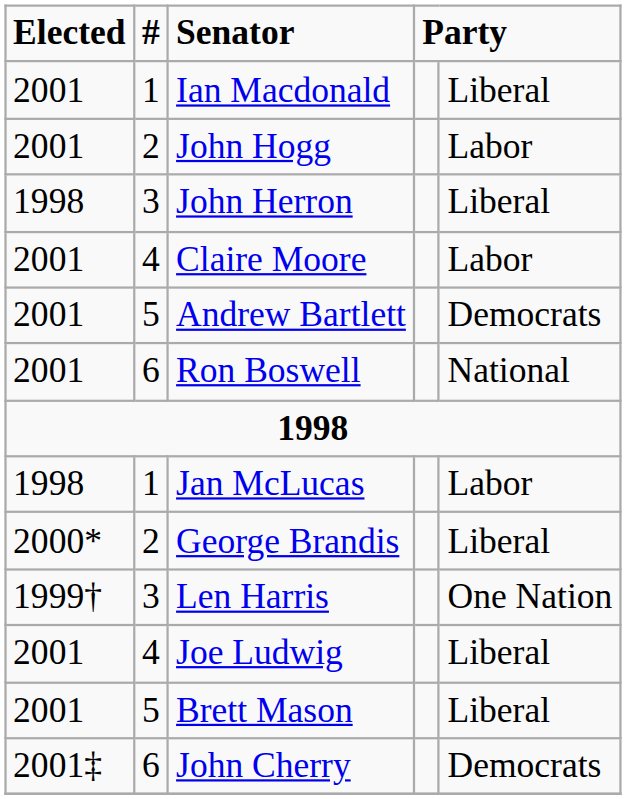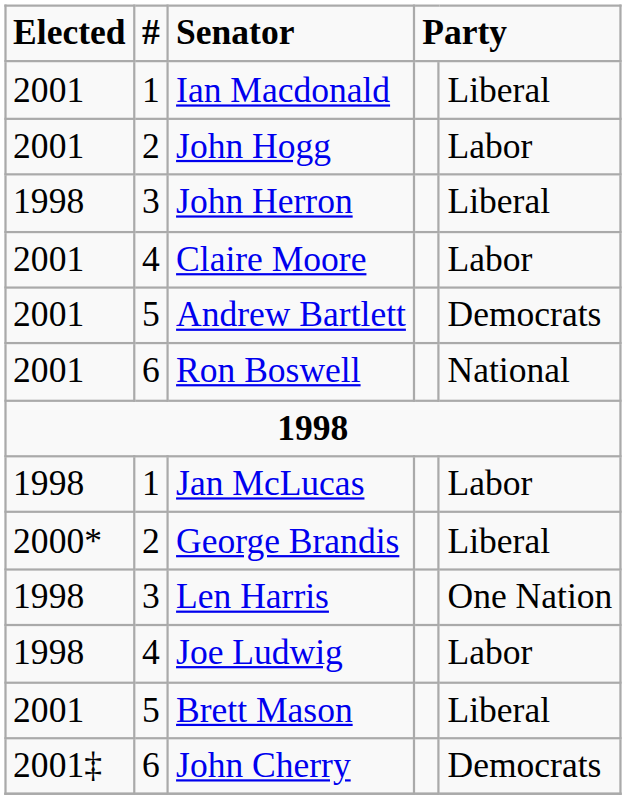(58, 596) 1999† -> (49, 596) 1998
(49, 652) 2001 -> (49, 652) 1998
(499, 652) Liberal -> (490, 652) Labor
